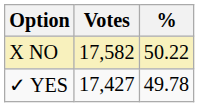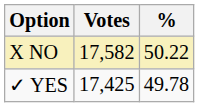(107, 85) 17,427 -> (107, 85) 17,425
